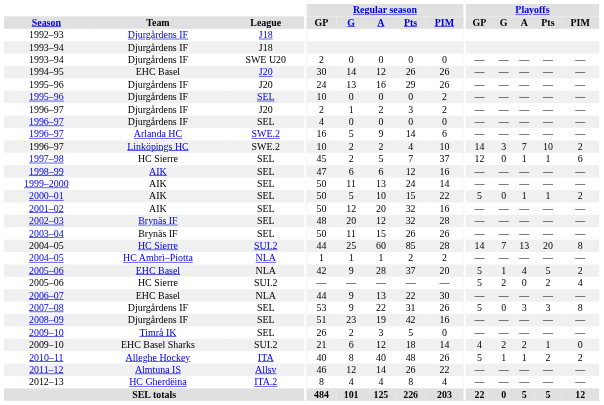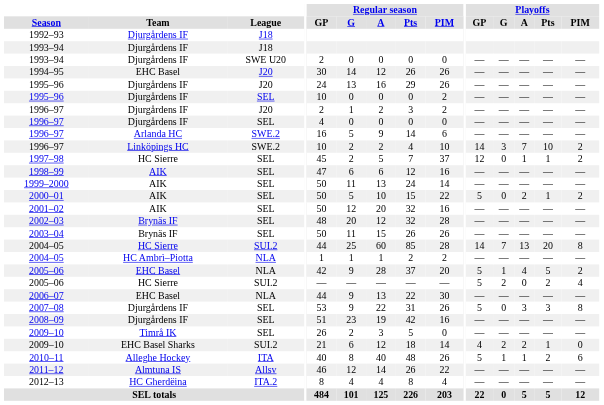(580, 159) 6 -> (580, 159) 2
(524, 196) 1 -> (524, 196) 2
(580, 357) 2 -> (580, 357) 6
